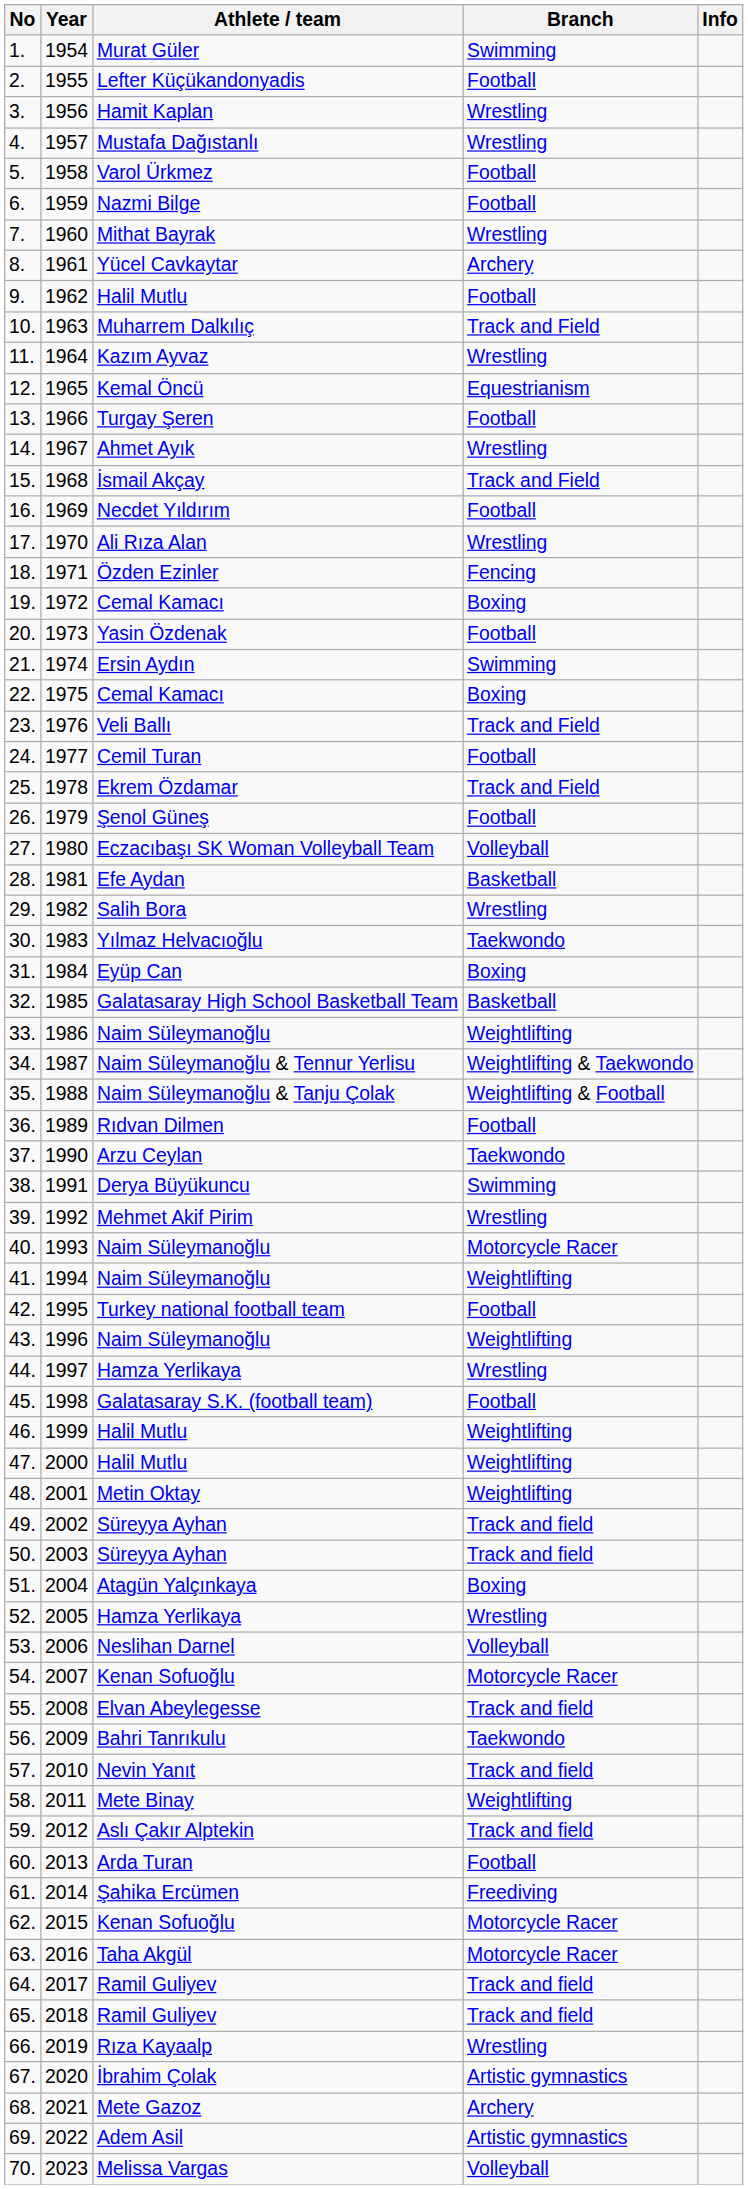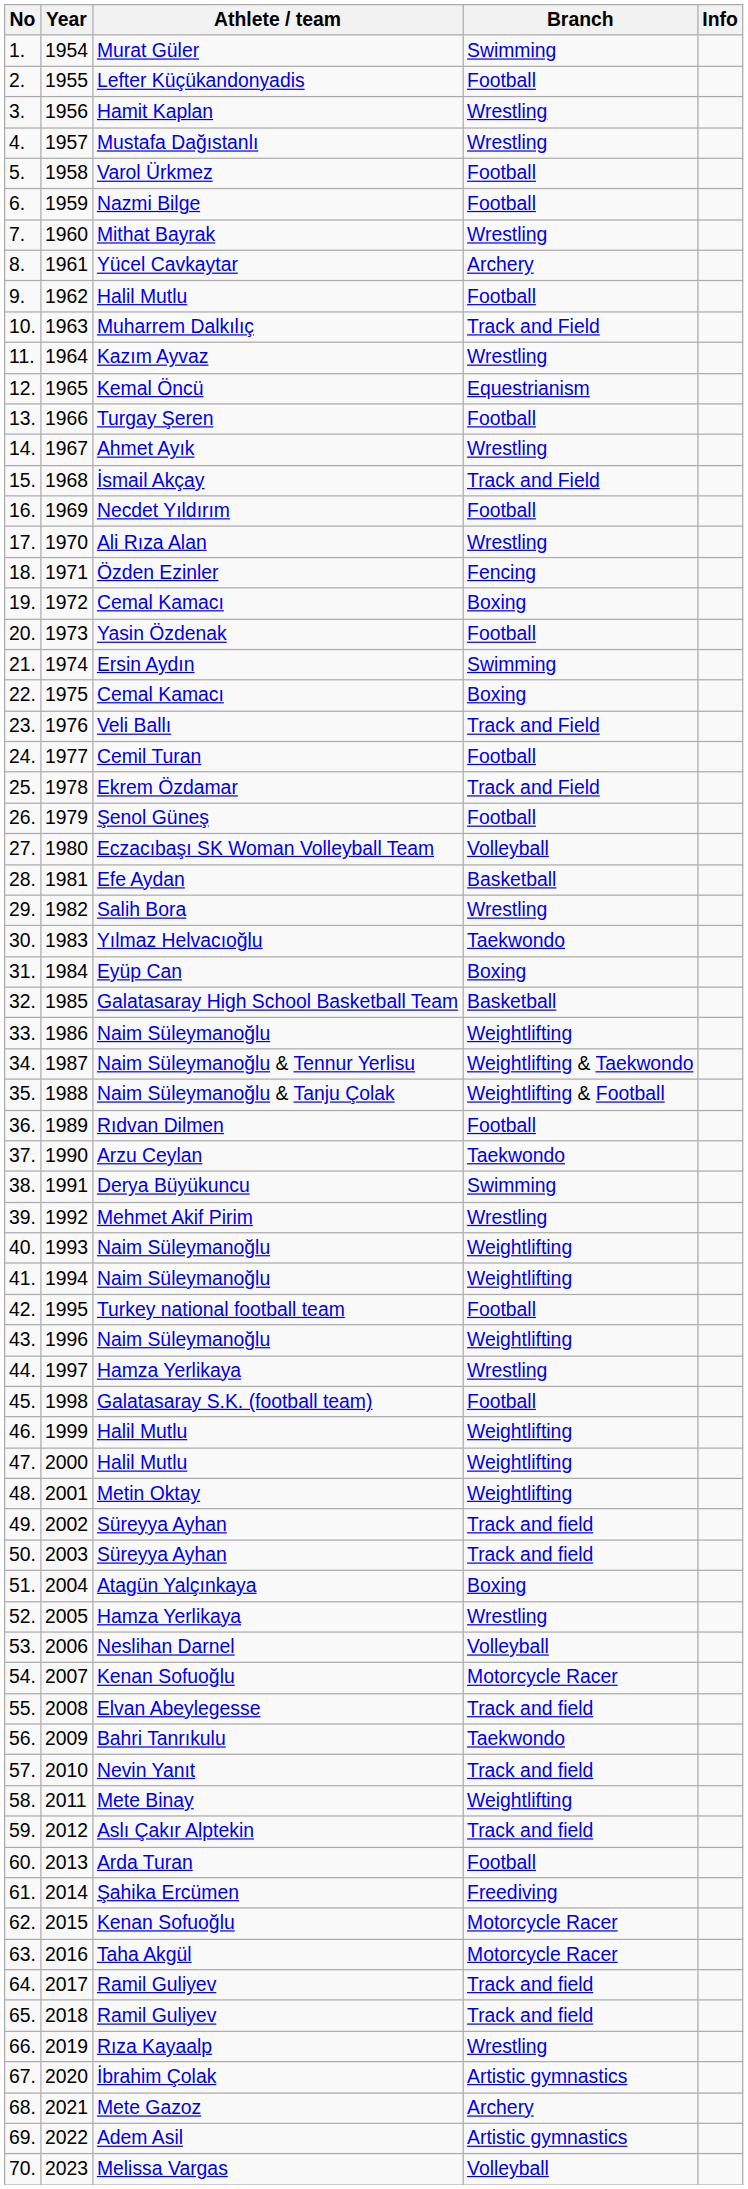(542, 1248) Motorcycle Racer -> (520, 1248) Weightlifting
